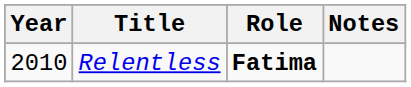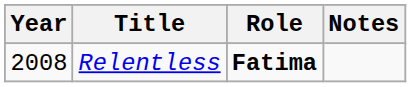(39, 63) 2010 -> (39, 63) 2008
